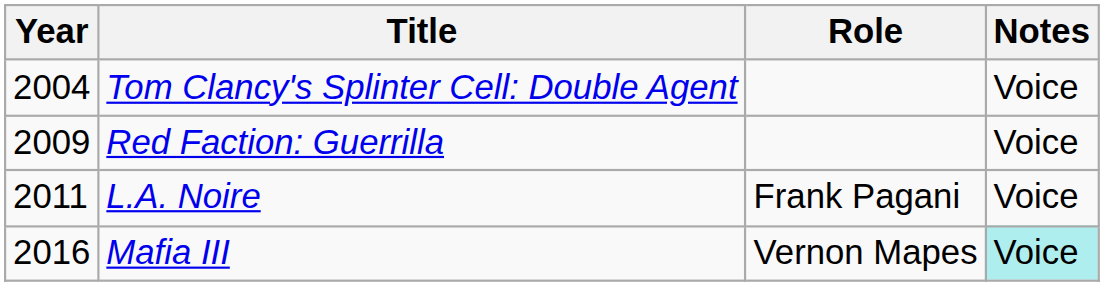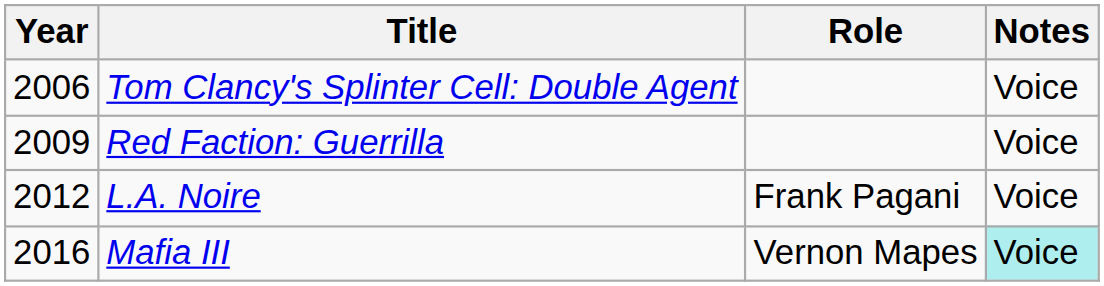(52, 87) 2004 -> (52, 87) 2006
(50, 197) 2011 -> (52, 197) 2012
